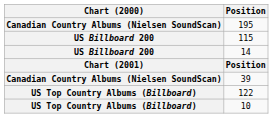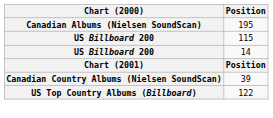(114, 25) Canadian Country Albums (Nielsen SoundScan) -> (114, 25) Canadian Albums (Nielsen SoundScan)
- row: (246, 106)
